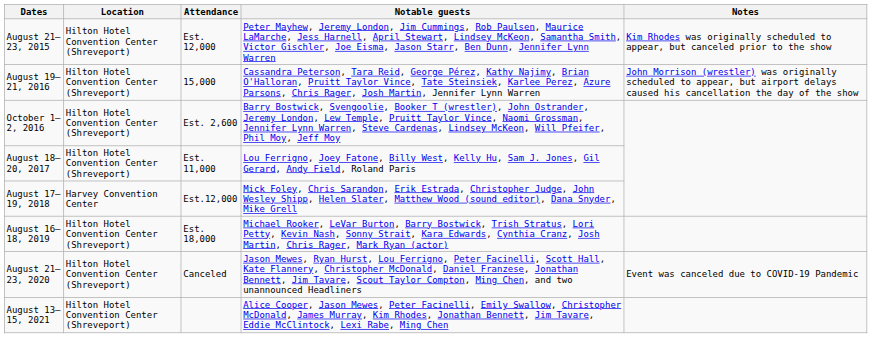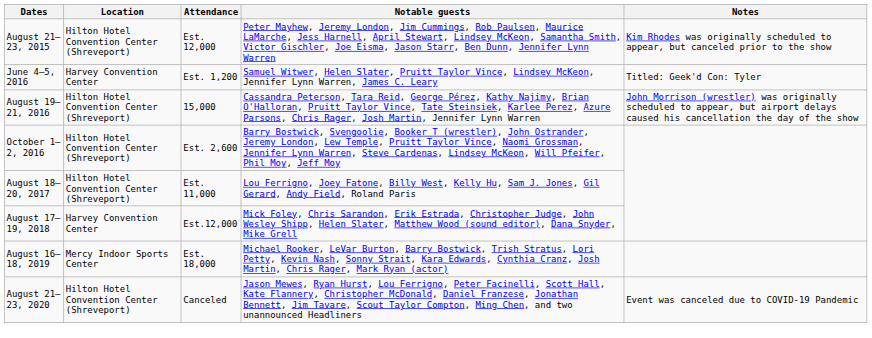+ row: (31, 77)
(112, 234) Hilton Hotel Convention Center (Shreveport) -> (117, 259) Mercy Indoor Sports Center
- row: (33, 315)
